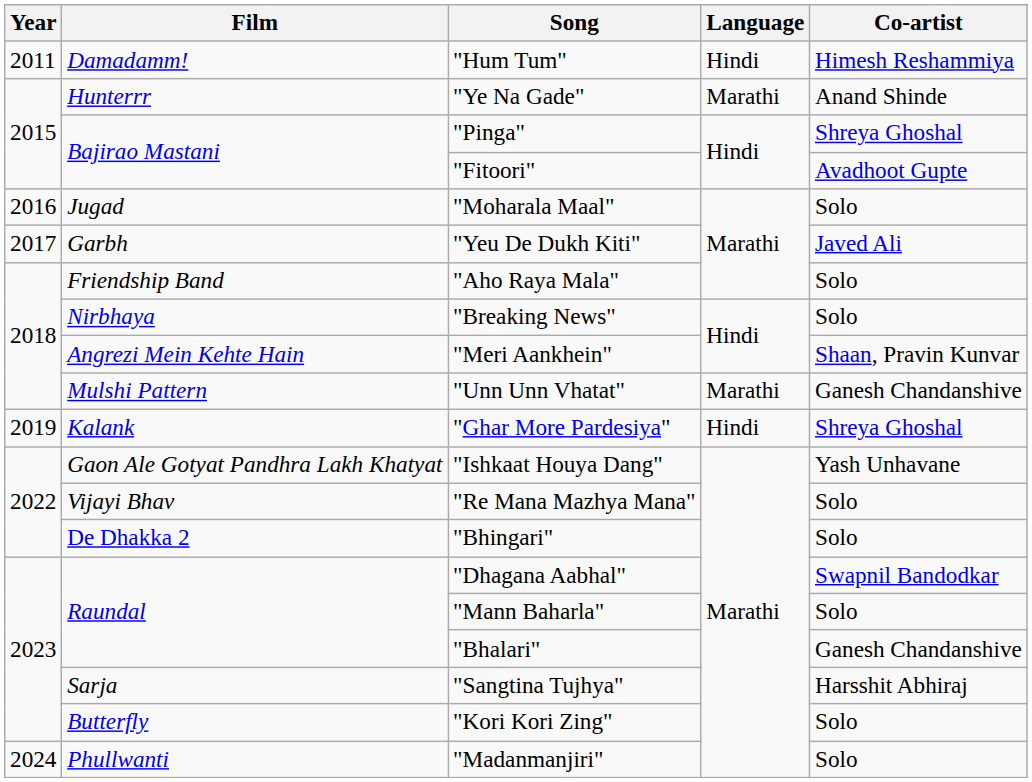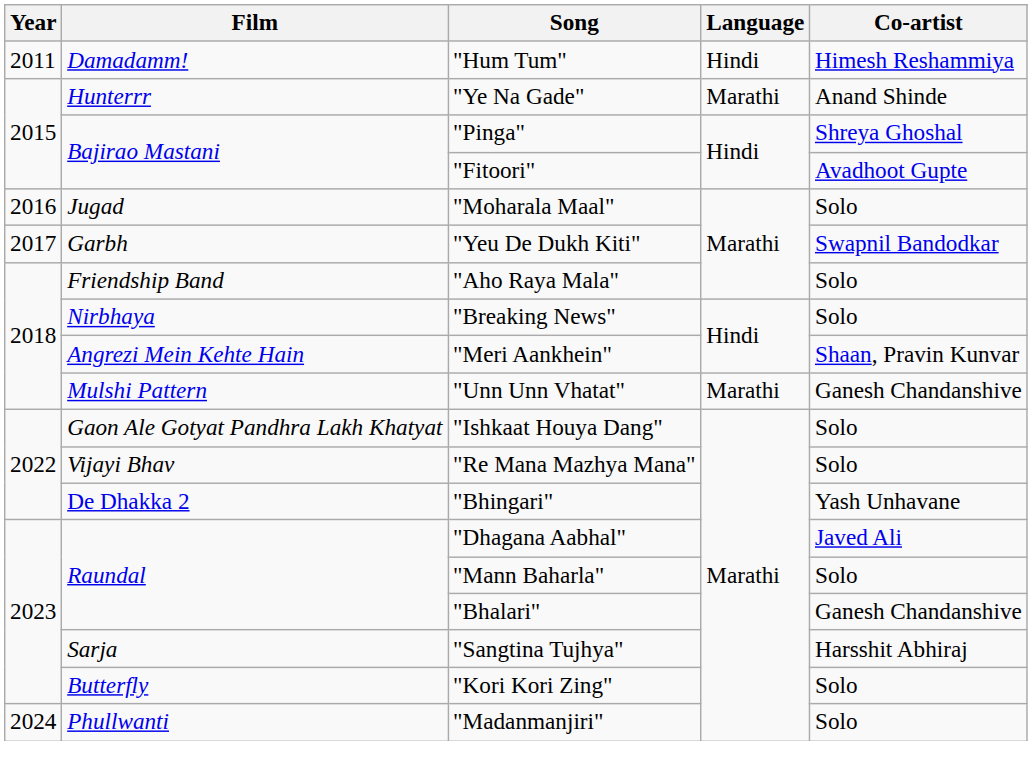(858, 243) Javed Ali -> (907, 243) Swapnil Bandodkar
- row: (562, 427)
(888, 464) Yash Unhavane -> (836, 427) Solo
(836, 538) Solo -> (888, 501) Yash Unhavane
(907, 574) Swapnil Bandodkar -> (858, 538) Javed Ali
